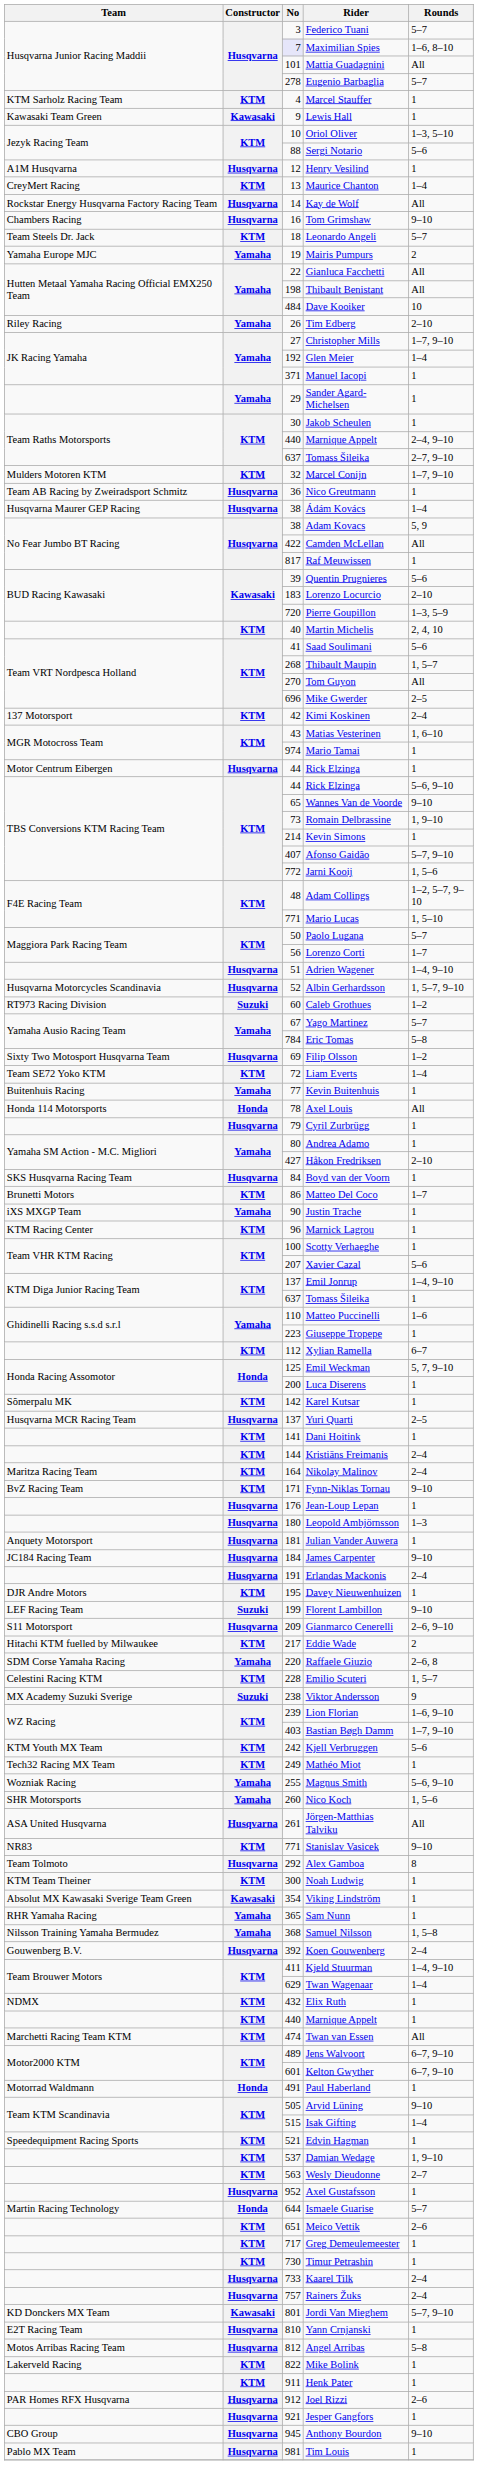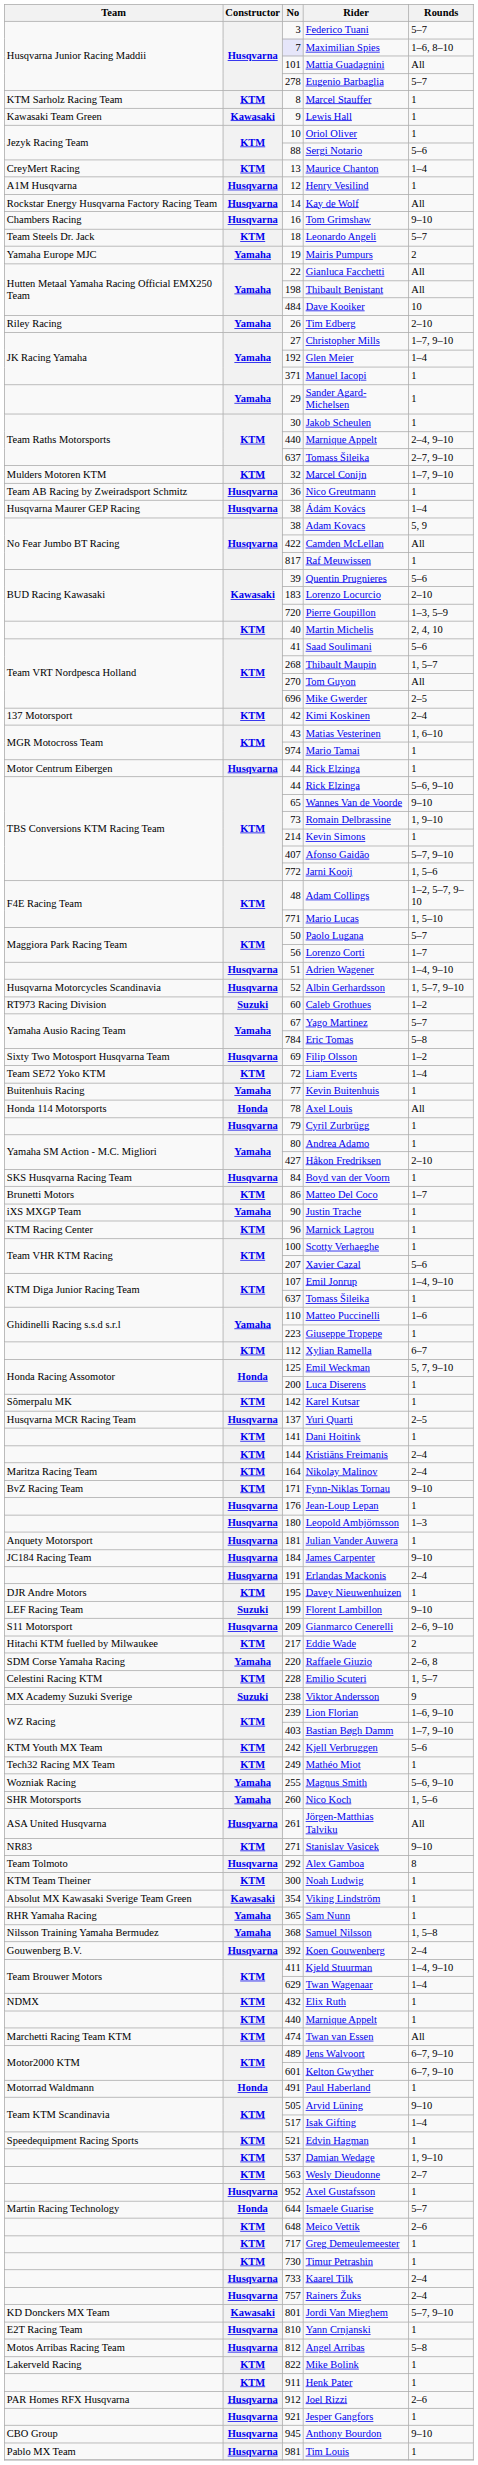(298, 99) 4 -> (298, 99) 8
(432, 133) 1–3, 5–10 -> (414, 133) 1
rows swapped: (42, 168) <-> (43, 185)
(293, 1281) 137 -> (293, 1281) 107
(293, 1846) 771 -> (293, 1846) 271
(293, 2122) 515 -> (293, 2122) 517
(293, 2226) 651 -> (293, 2226) 648
